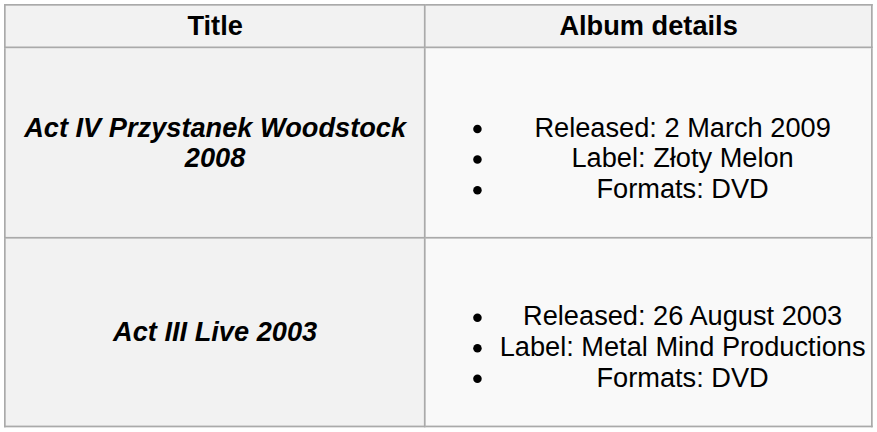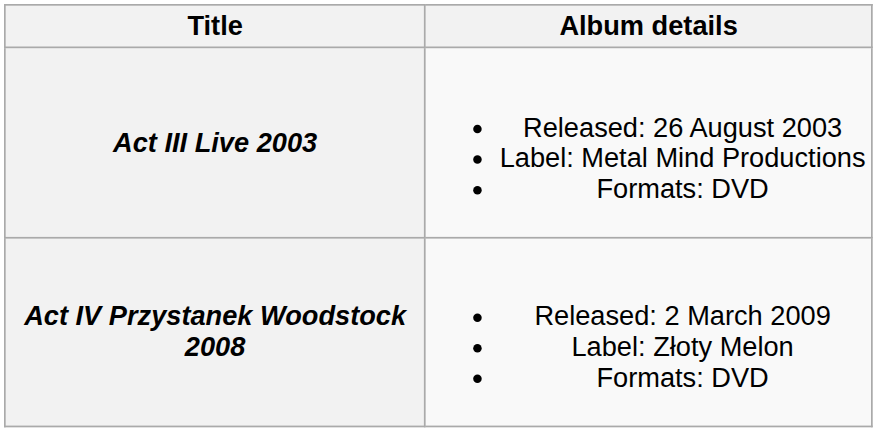rows swapped: (215, 331) <-> (215, 142)
